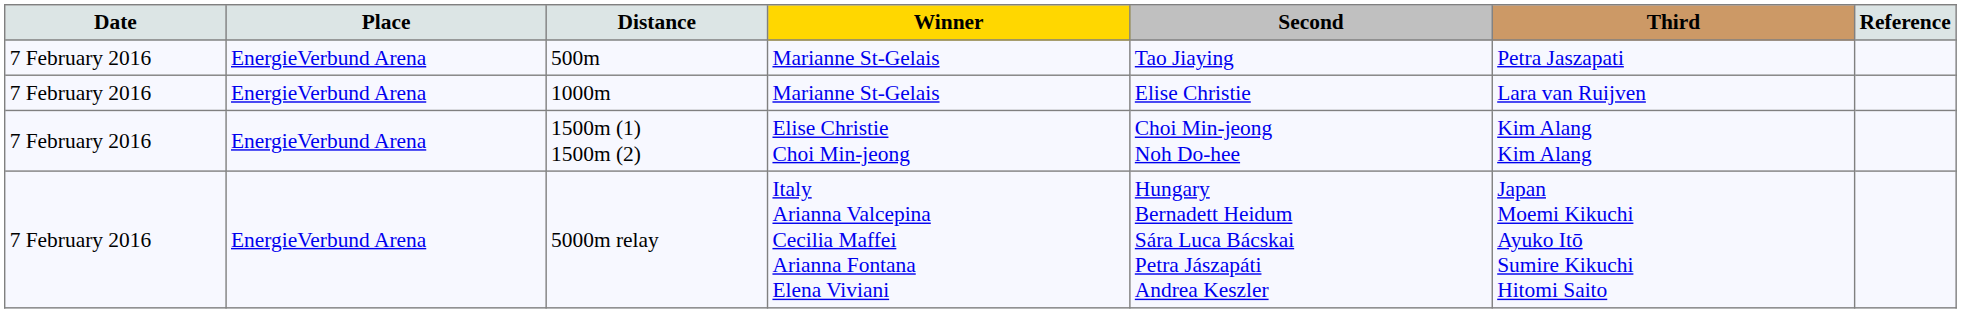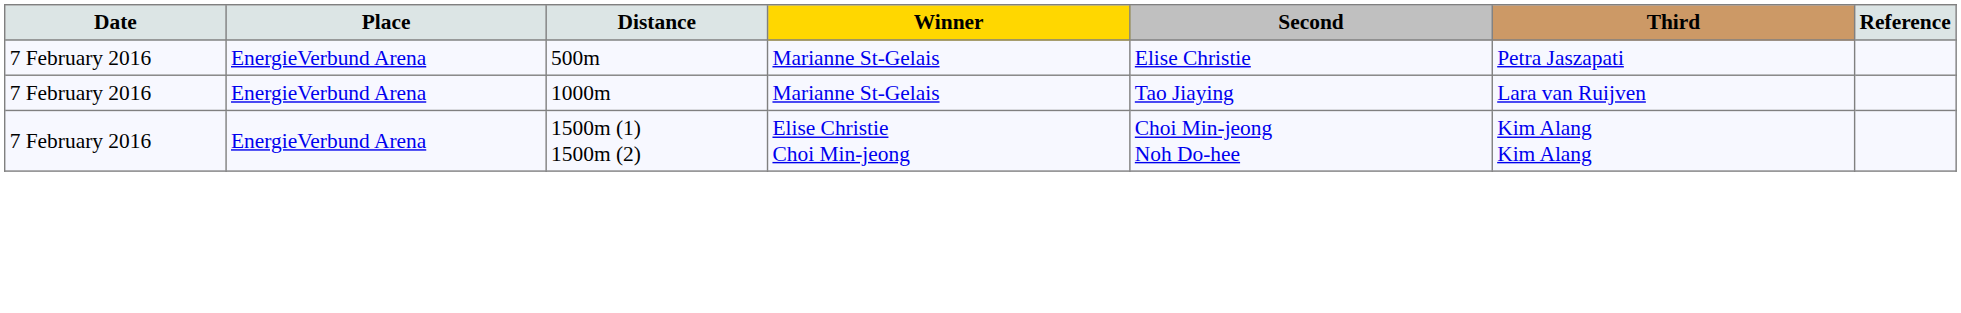(1184, 57) Tao Jiaying -> (1193, 57) Elise Christie
(1193, 92) Elise Christie -> (1184, 92) Tao Jiaying
- row: (605, 239)
